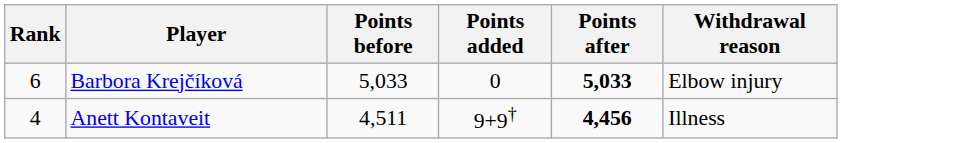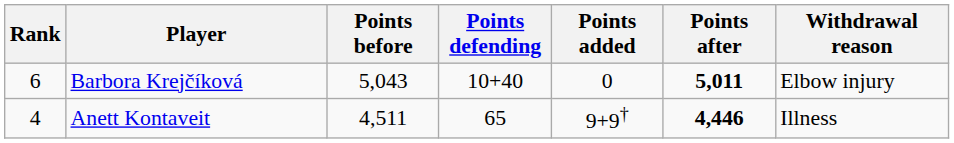+ column: (495, 33)
(383, 80) 5,033 -> (383, 80) 5,043
(607, 80) 5,033 -> (719, 80) 5,011
(607, 118) 4,456 -> (719, 118) 4,446
